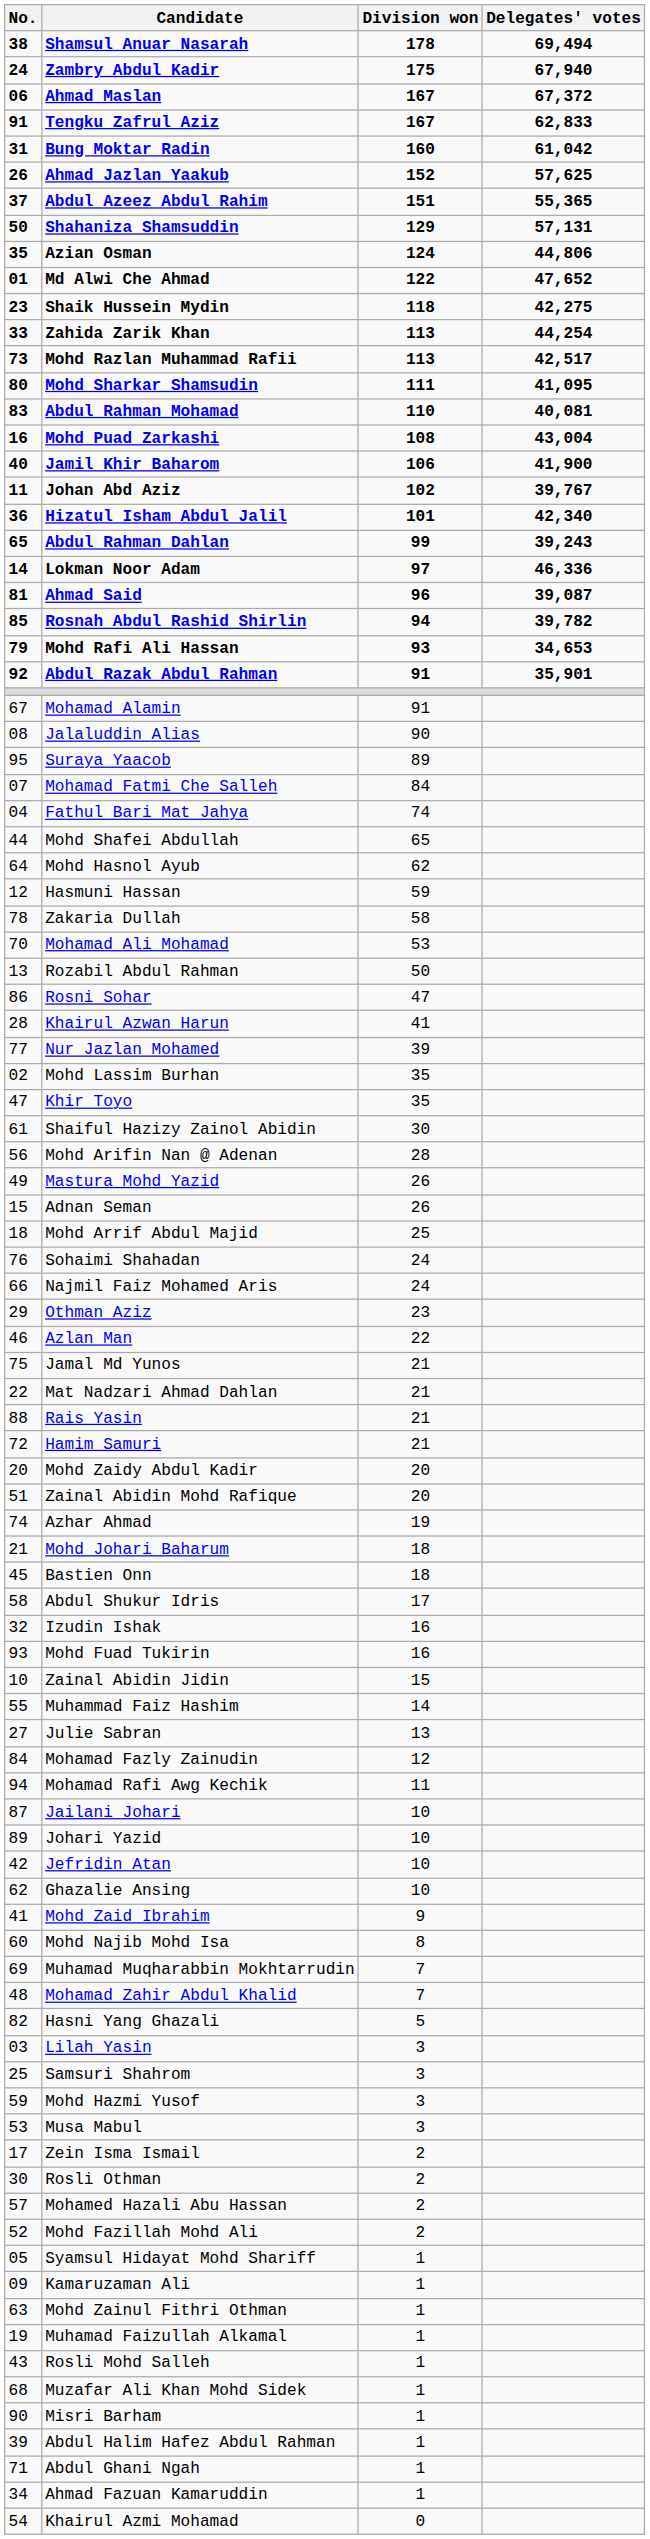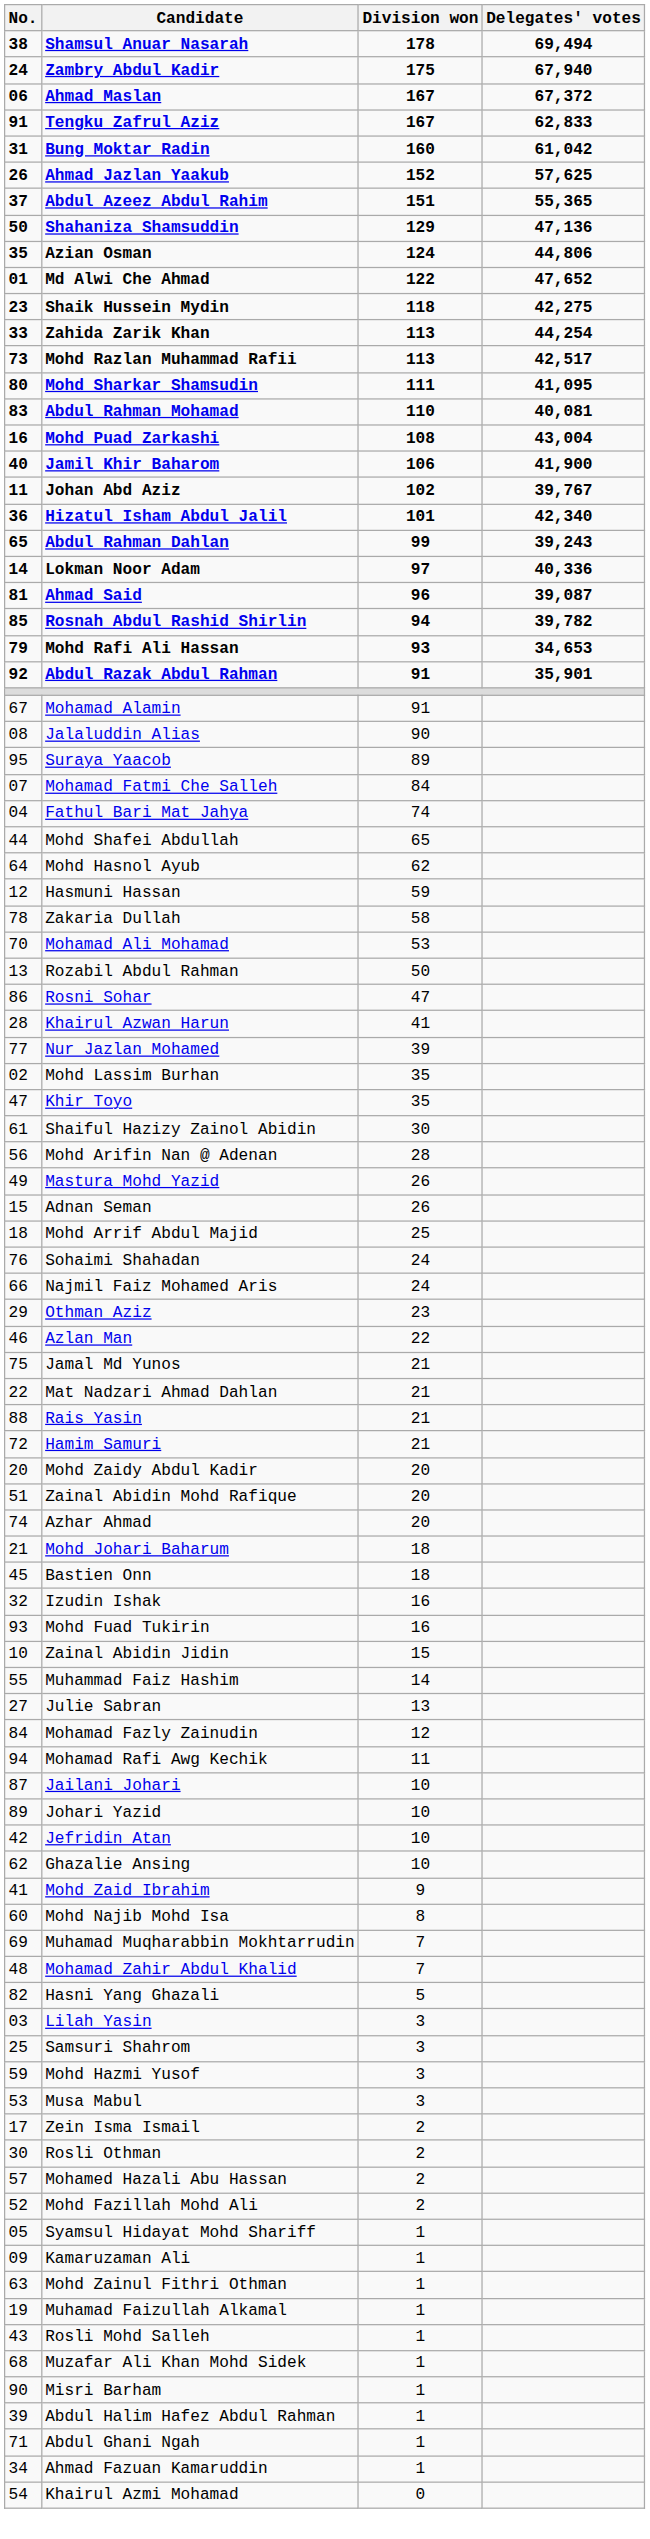(564, 228) 57,131 -> (564, 228) 47,136
(564, 569) 46,336 -> (564, 569) 40,336
(420, 1523) 19 -> (420, 1523) 20
- row: (132, 1602)
